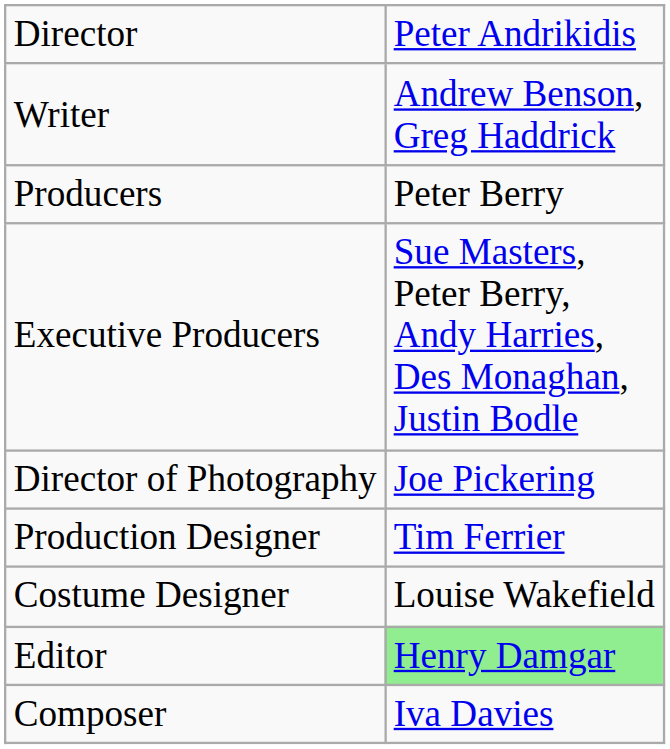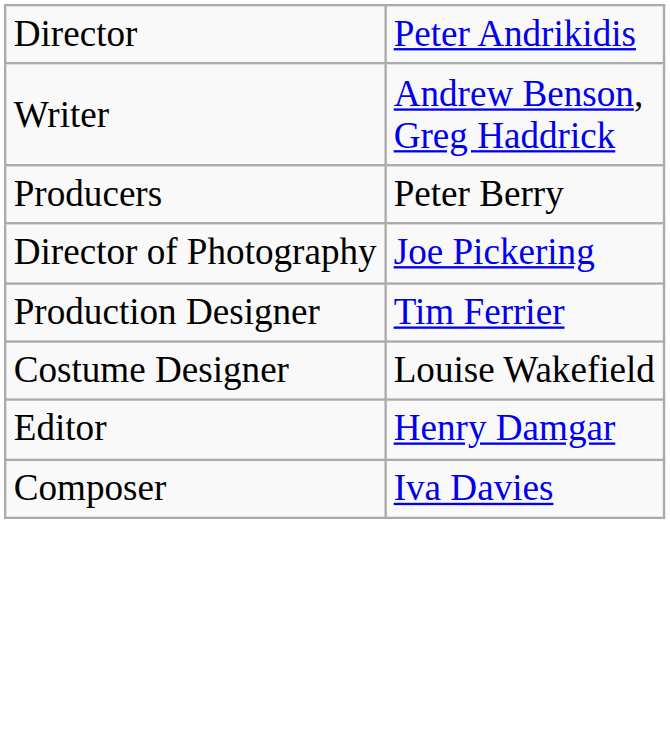- row: (167, 335)
(504, 654) lightgreen background -> (504, 428) no background
